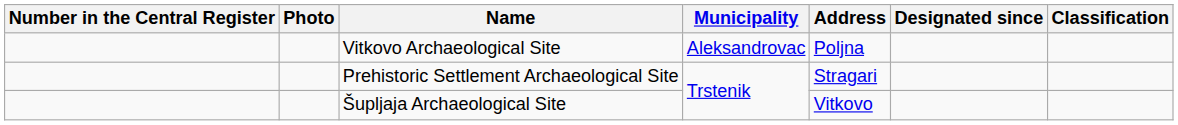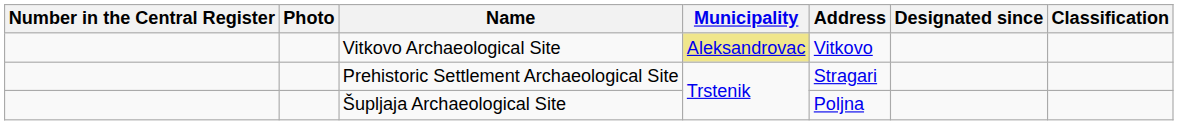(746, 47) no background -> (746, 47) khaki background
(839, 47) Poljna -> (843, 47) Vitkovo
(843, 104) Vitkovo -> (839, 104) Poljna
